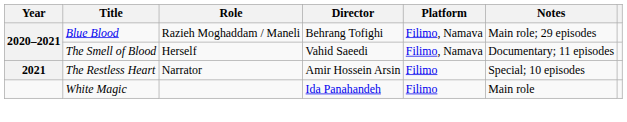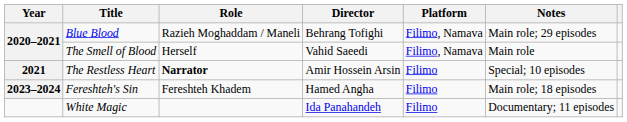(551, 51) Documentary; 11 episodes -> (511, 51) Main role
(182, 70) normal -> (185, 70) bold
+ row: (102, 88)
(511, 88) Main role -> (551, 107) Documentary; 11 episodes
